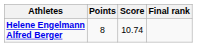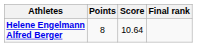(132, 30) 10.74 -> (132, 30) 10.64
